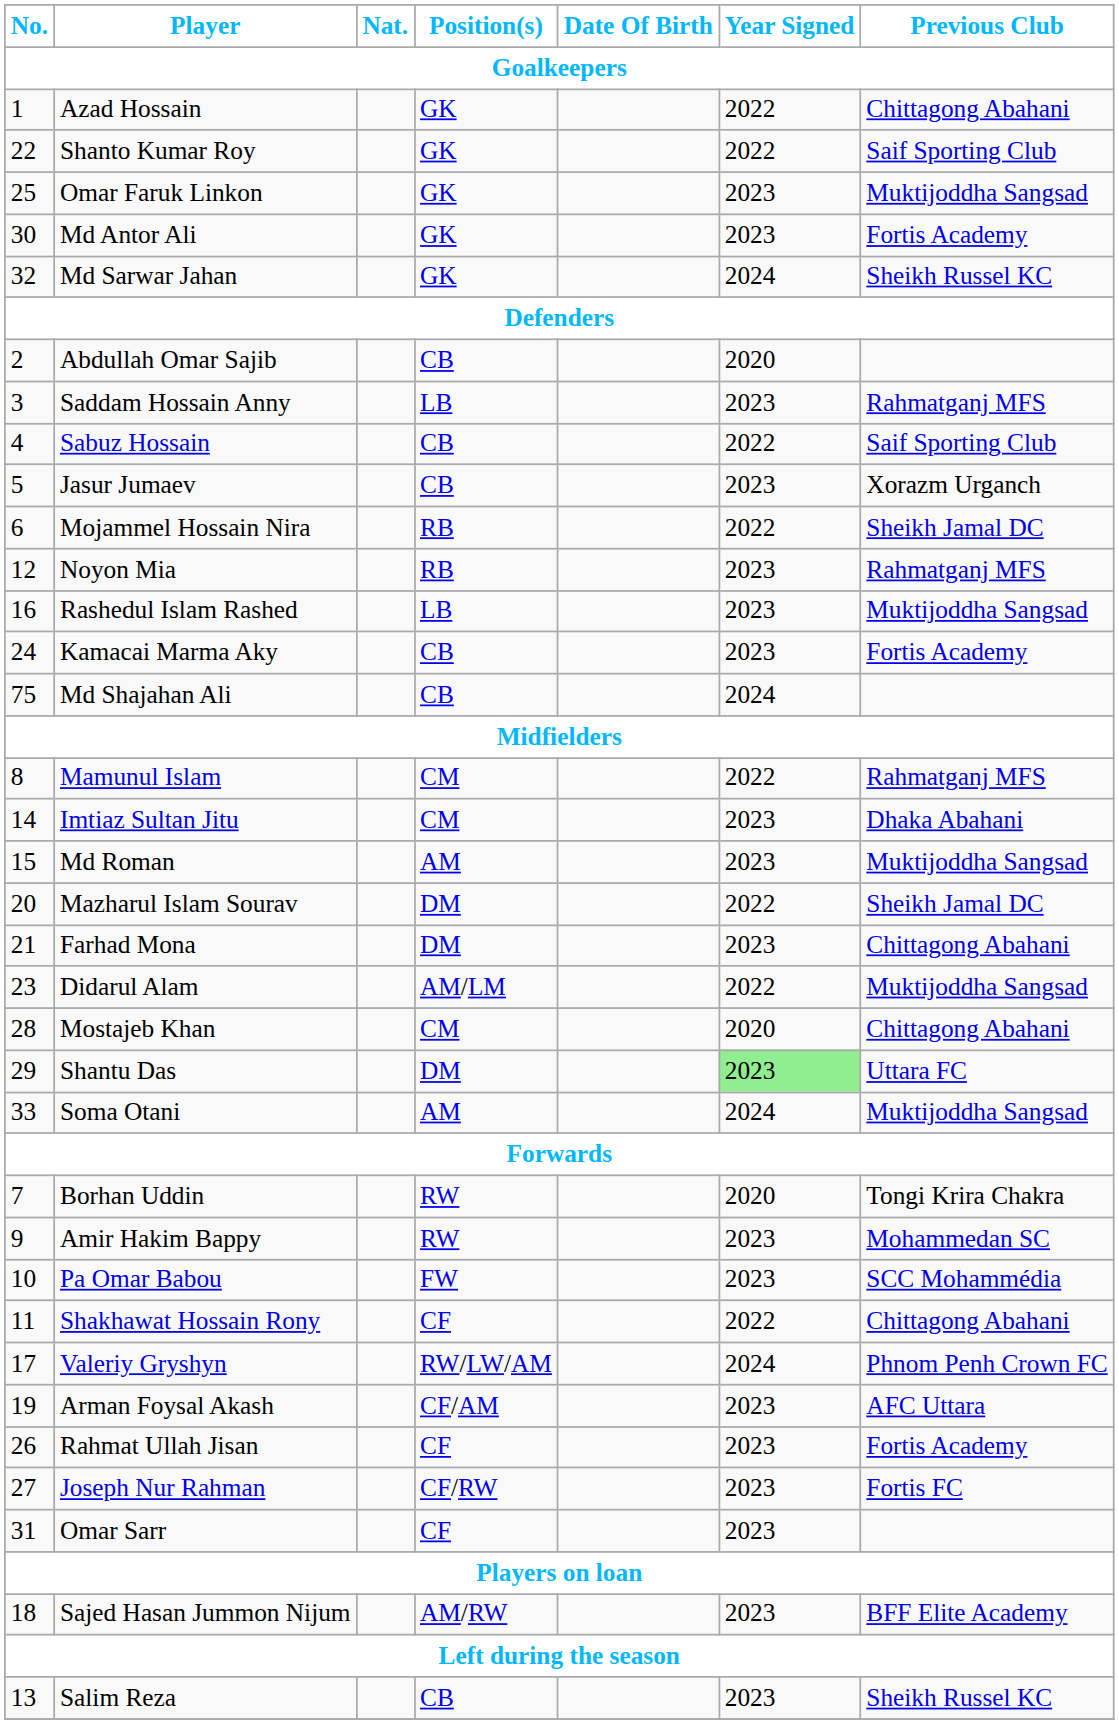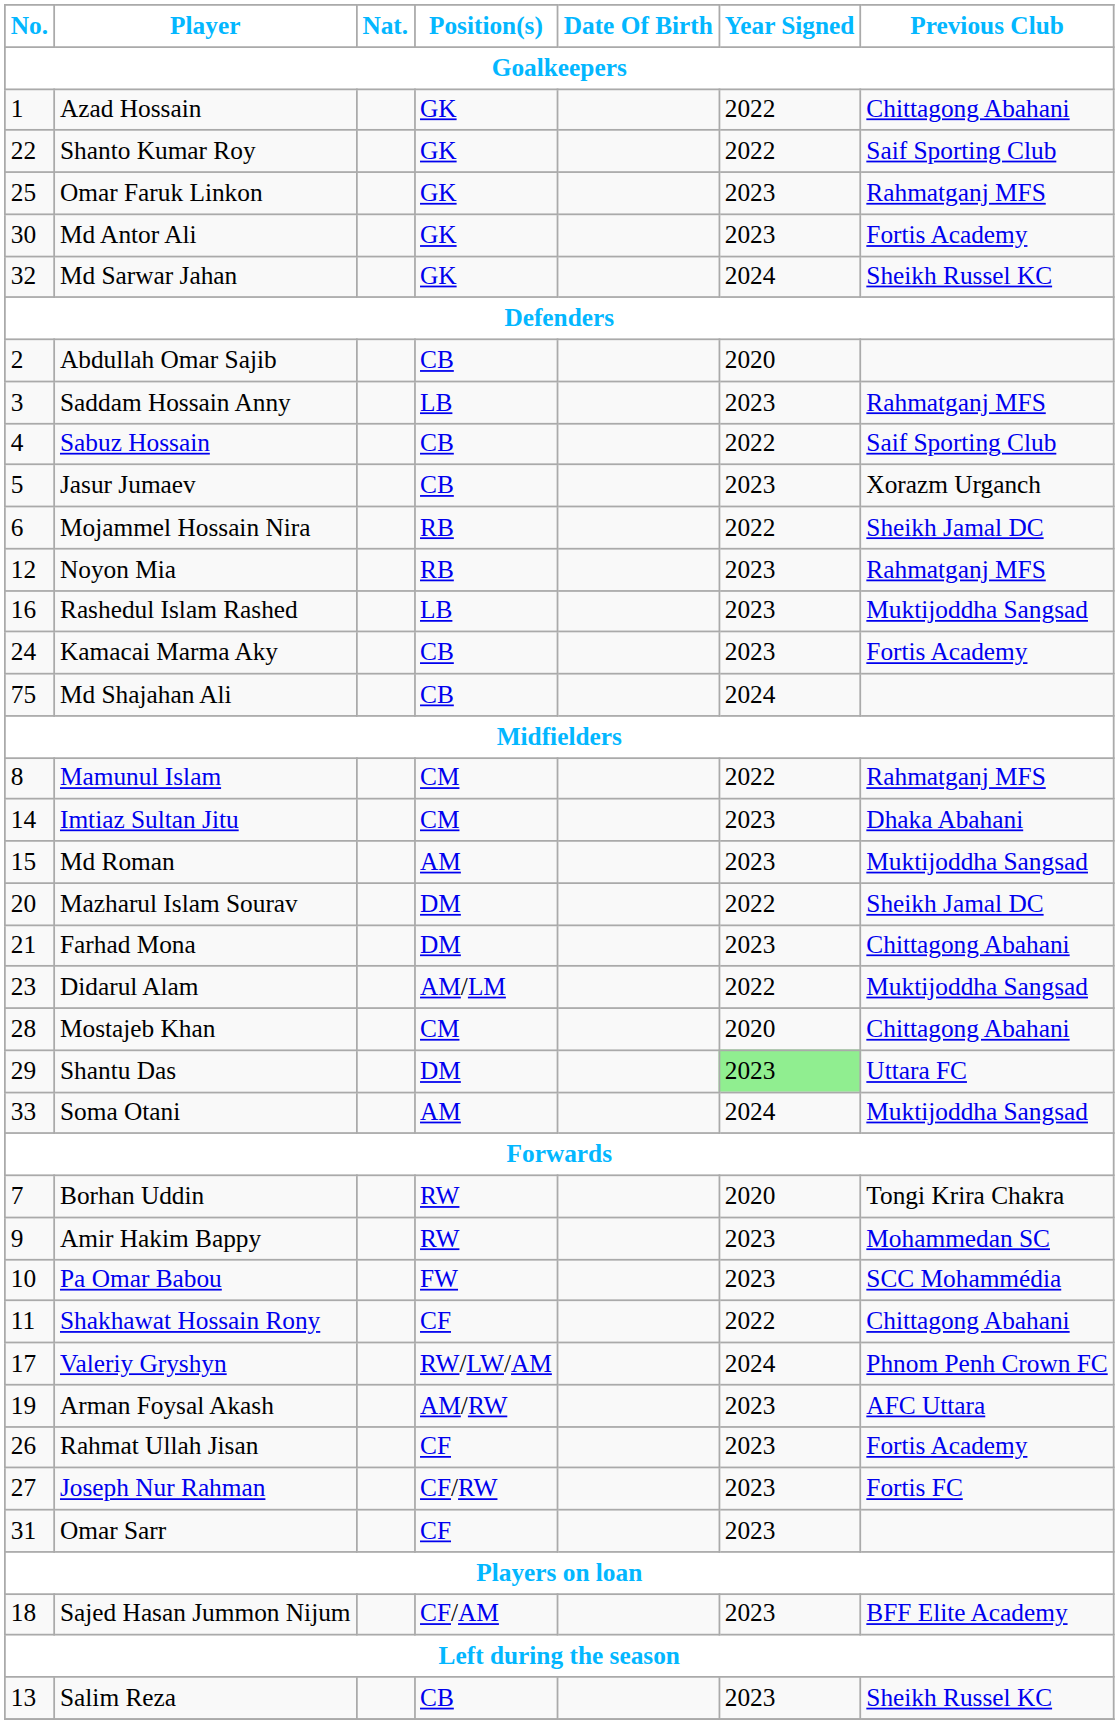(977, 192) Muktijoddha Sangsad -> (956, 192) Rahmatganj MFS
(459, 1405) CF/AM -> (464, 1405) AM/RW
(464, 1614) AM/RW -> (459, 1614) CF/AM
